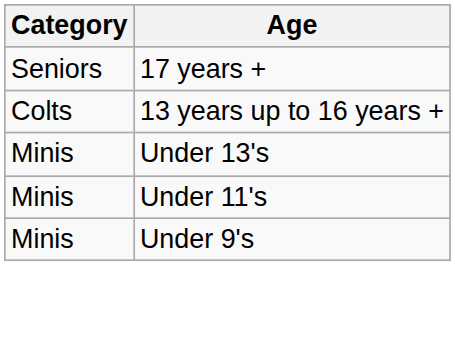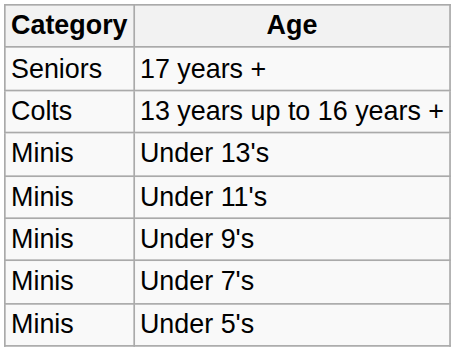+ row: (197, 281)
+ row: (197, 324)
